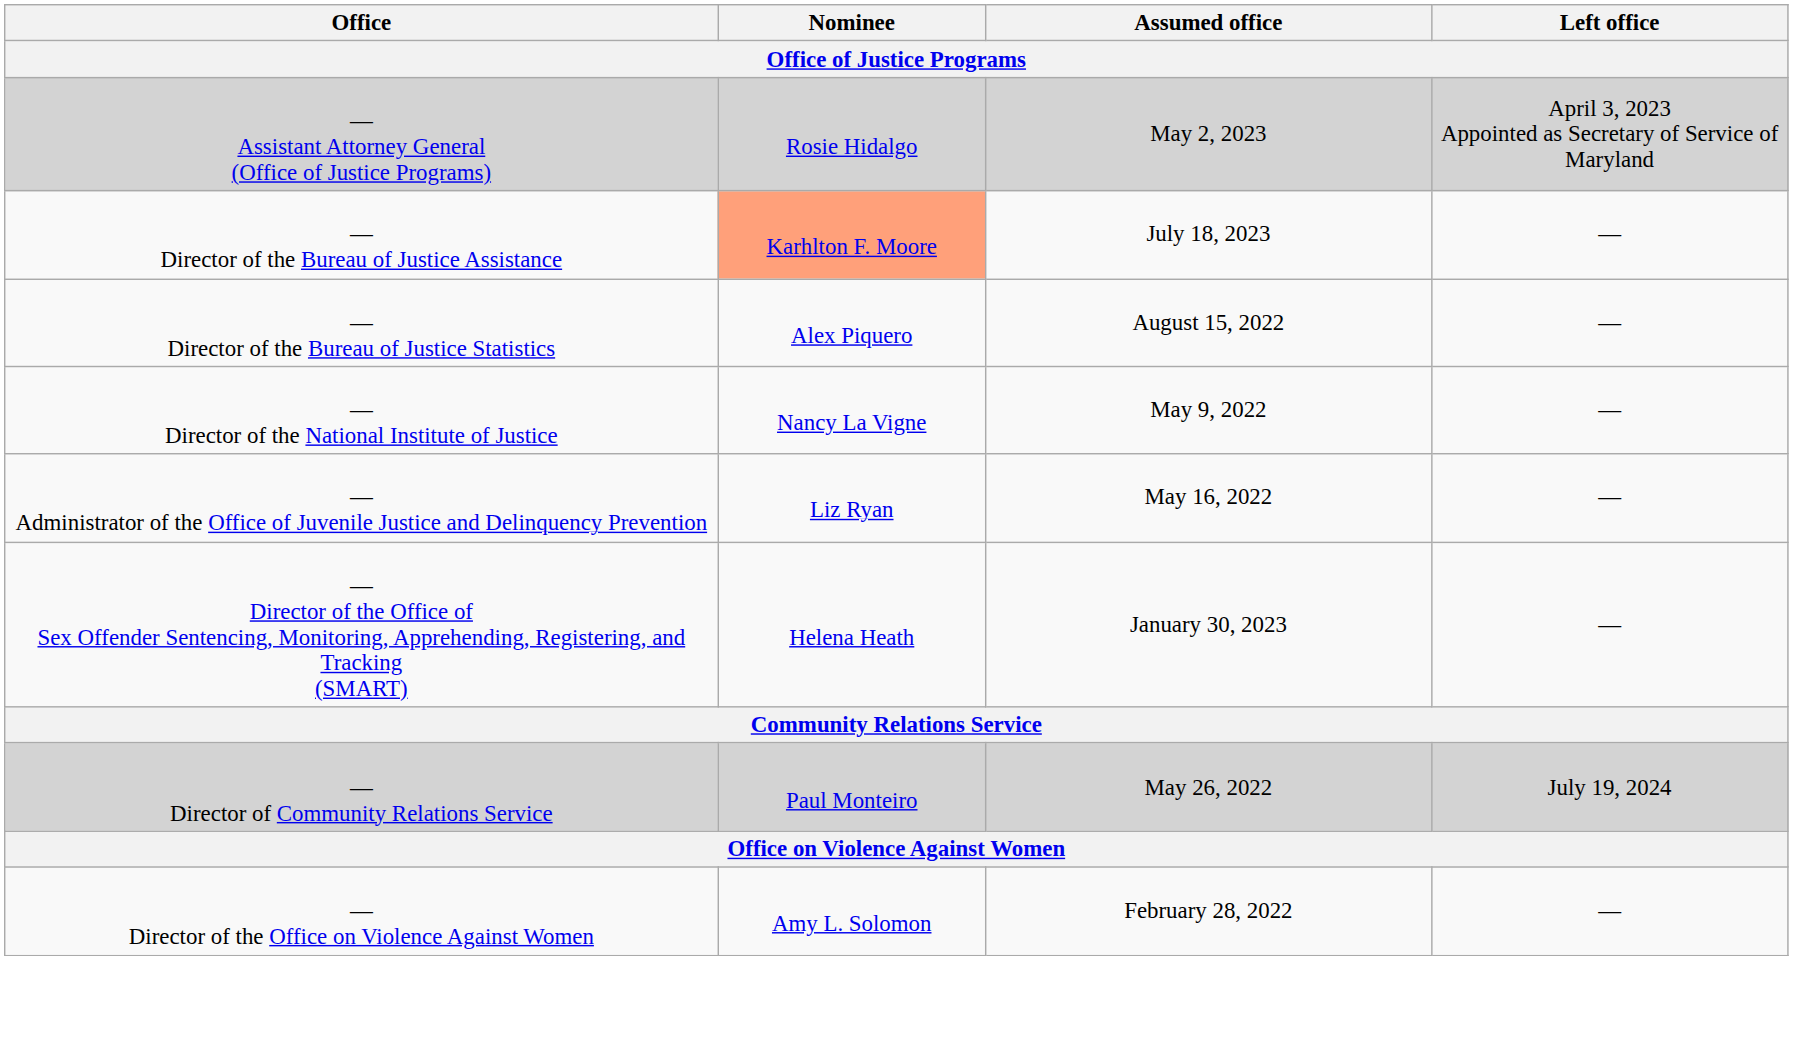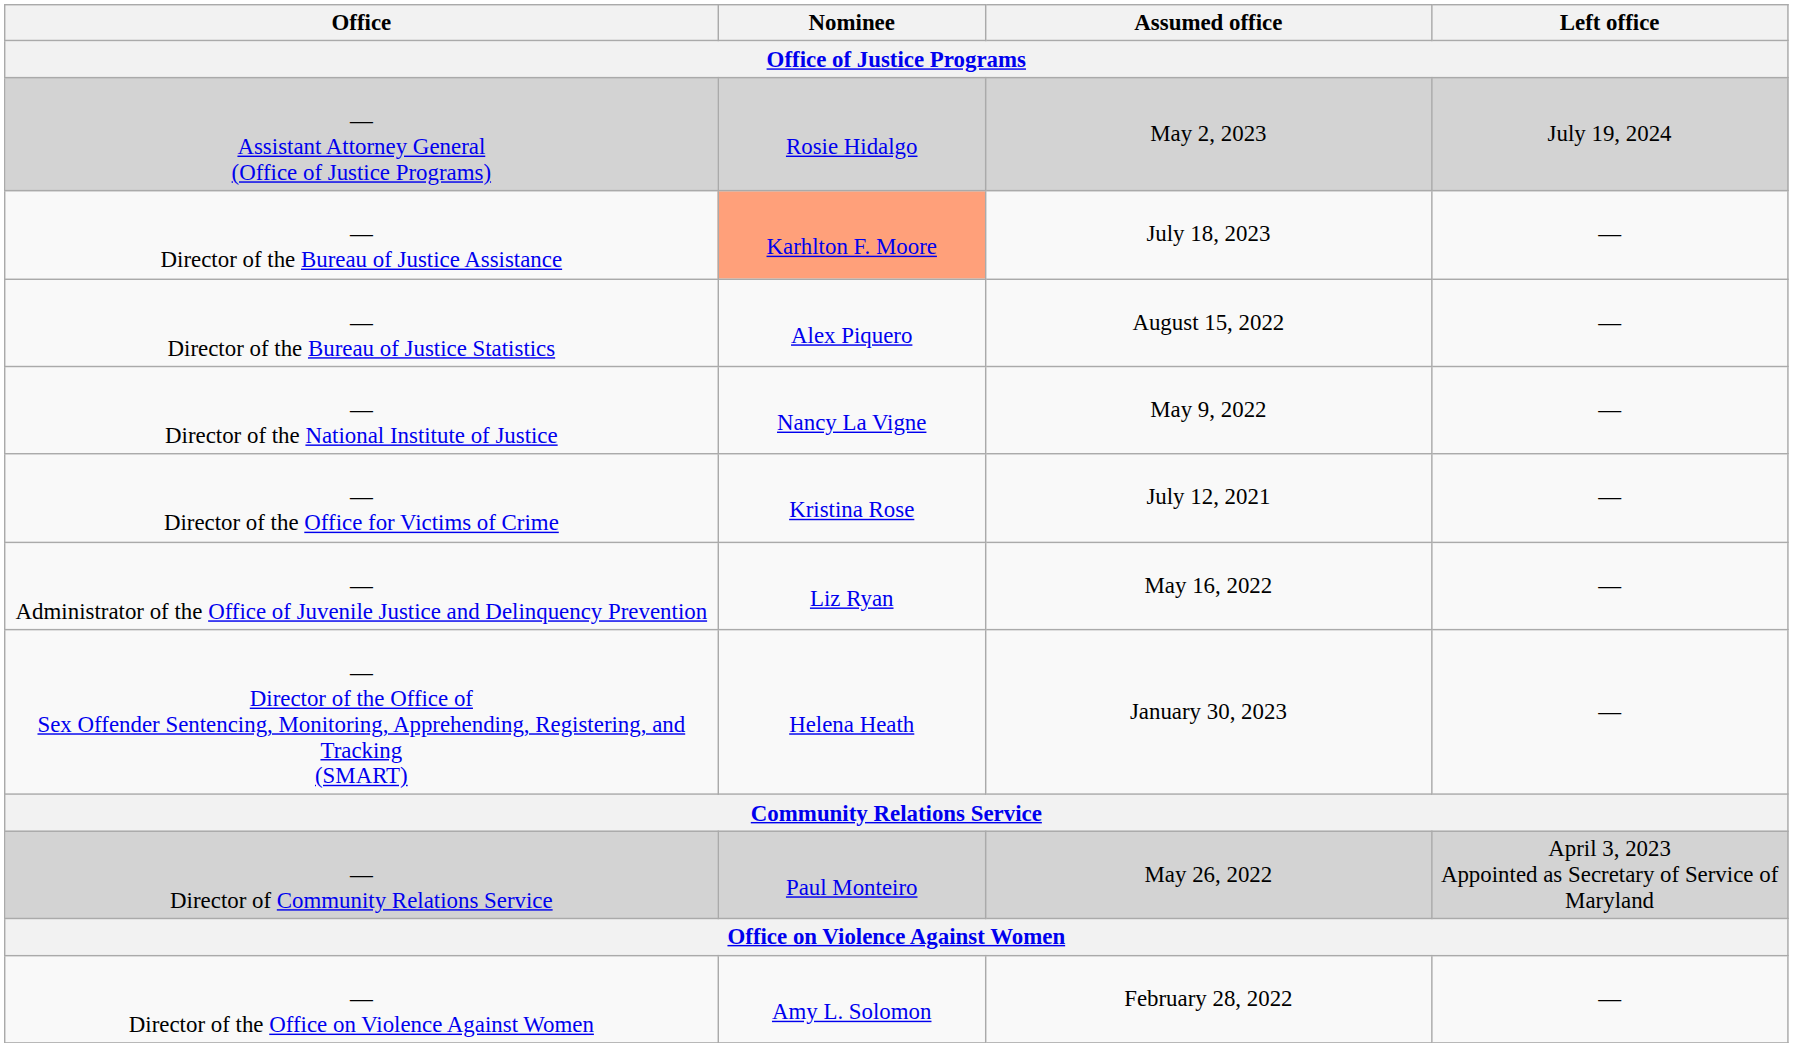(1610, 133) April 3, 2023 Appointed as Secretary of Service of Maryland -> (1610, 133) July 19, 2024
+ row: (361, 510)
(1610, 786) July 19, 2024 -> (1610, 874) April 3, 2023 Appointed as Secretary of Service of Maryland
